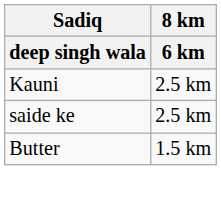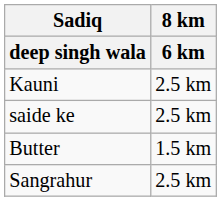+ row: (51, 180)
